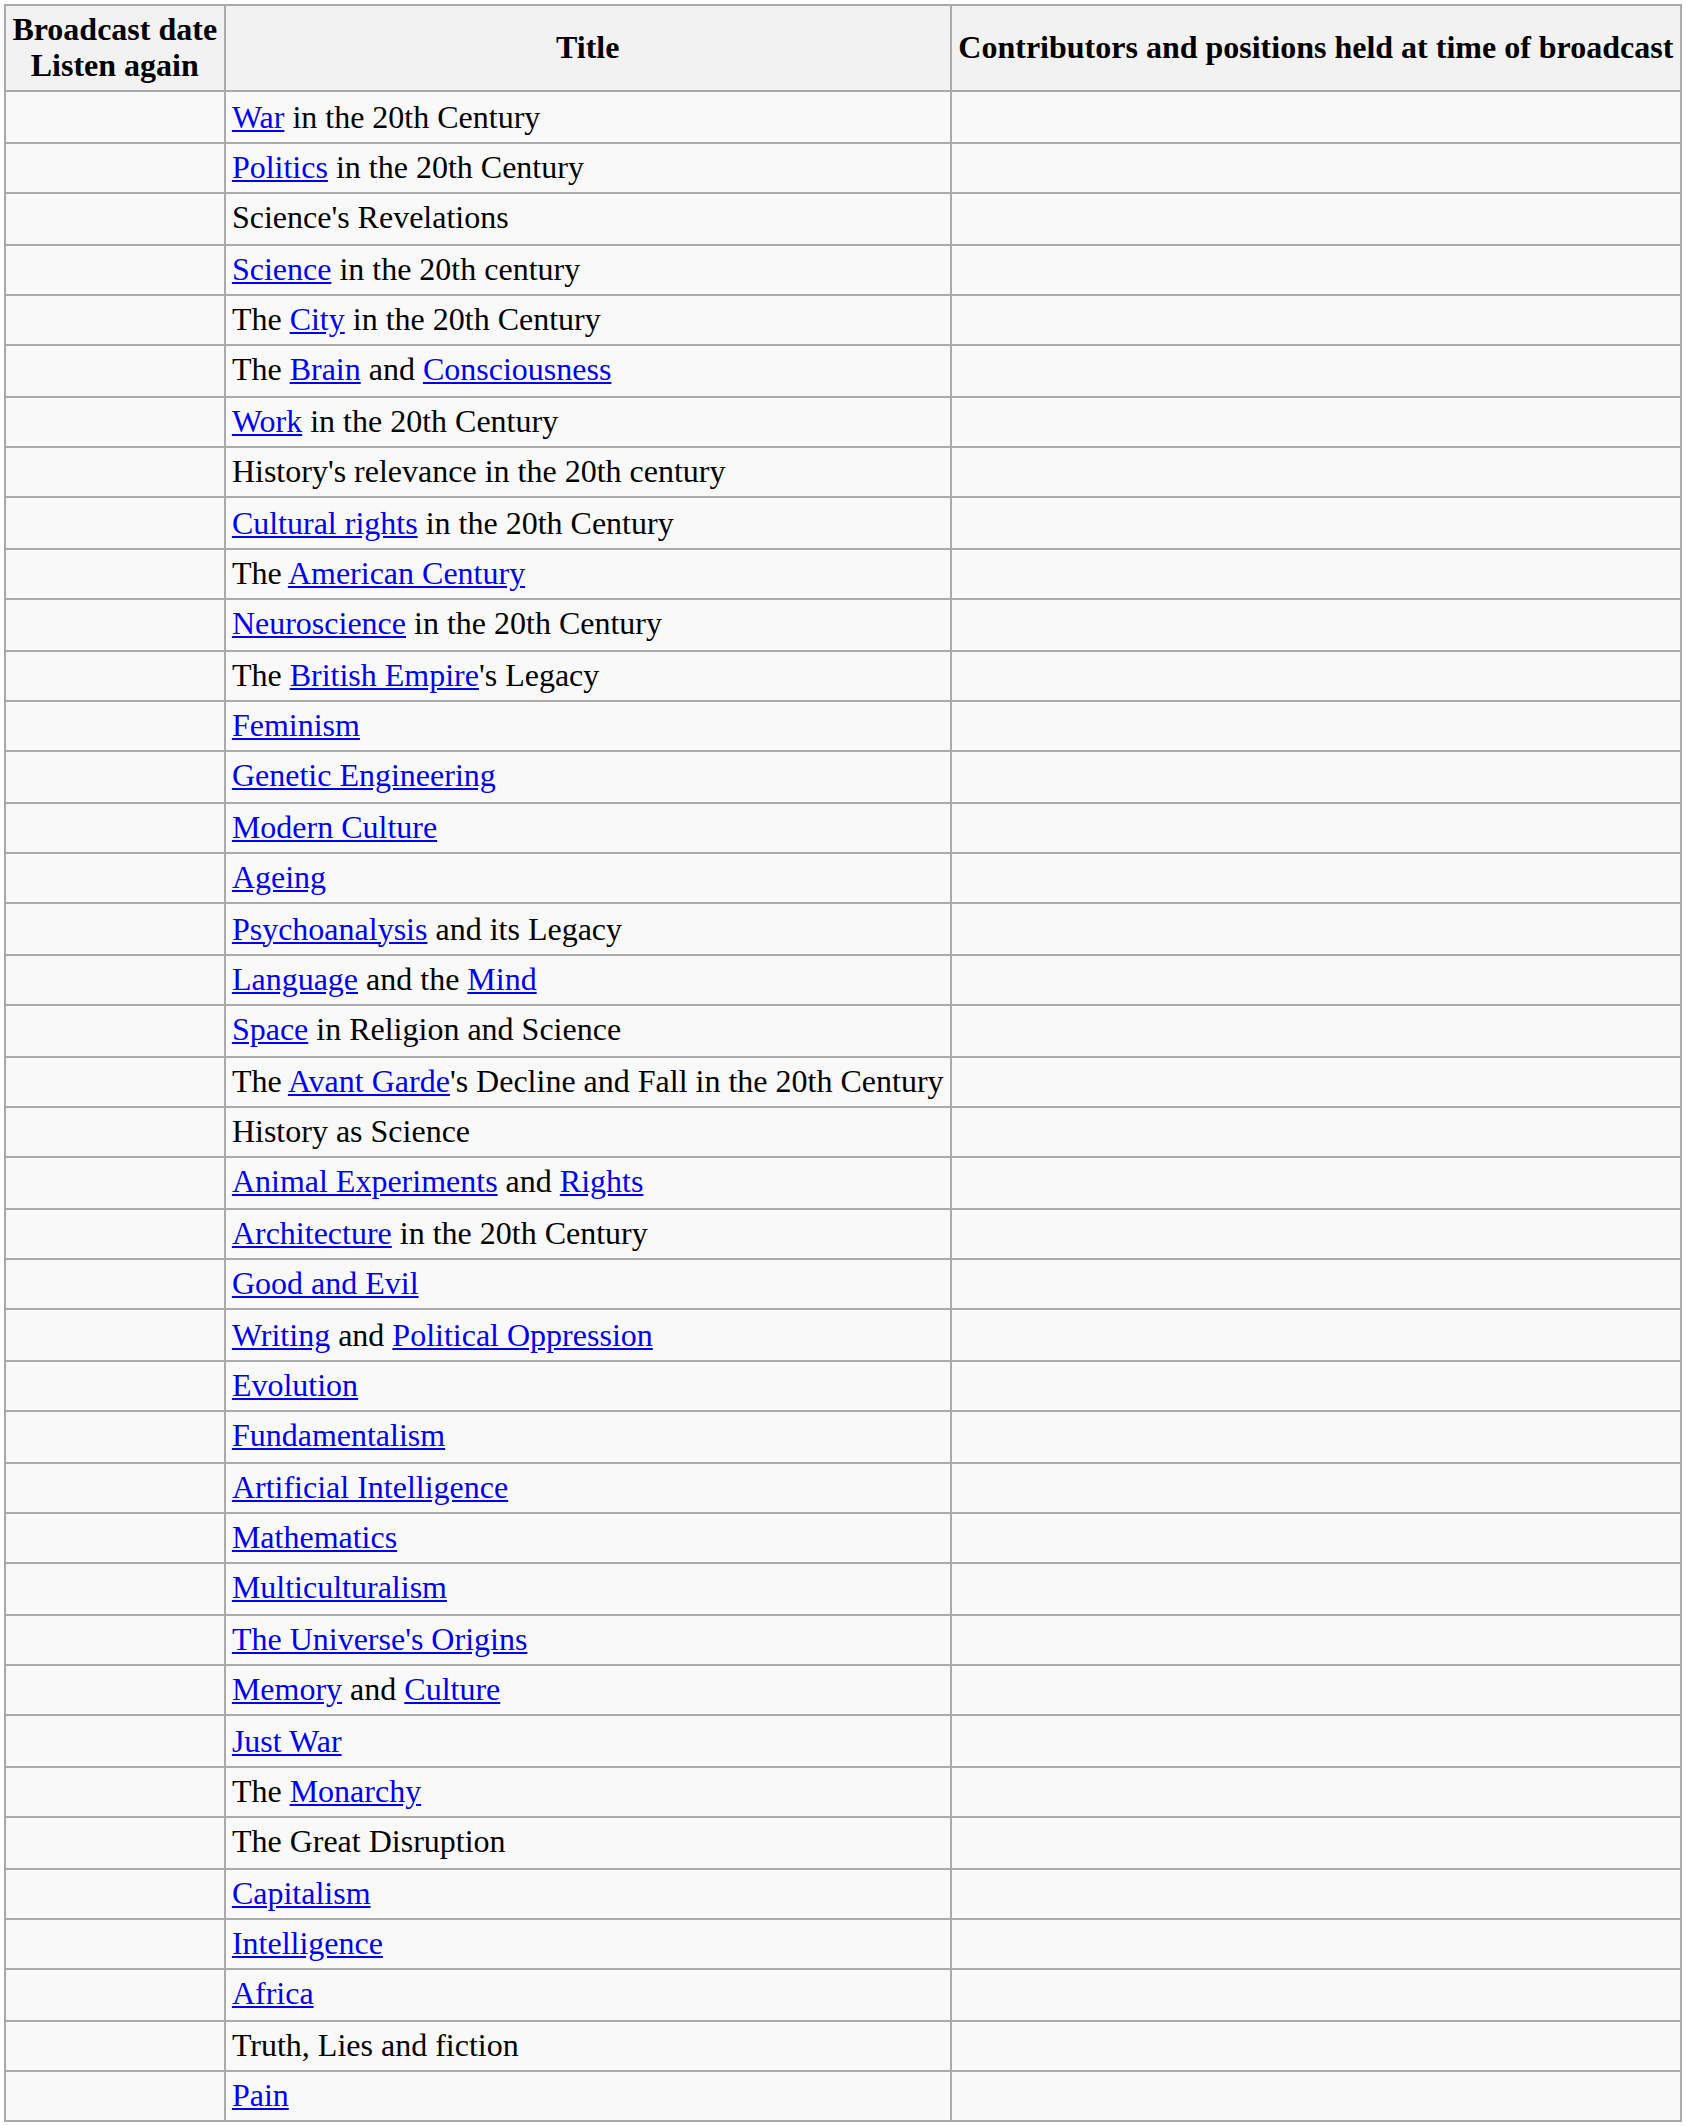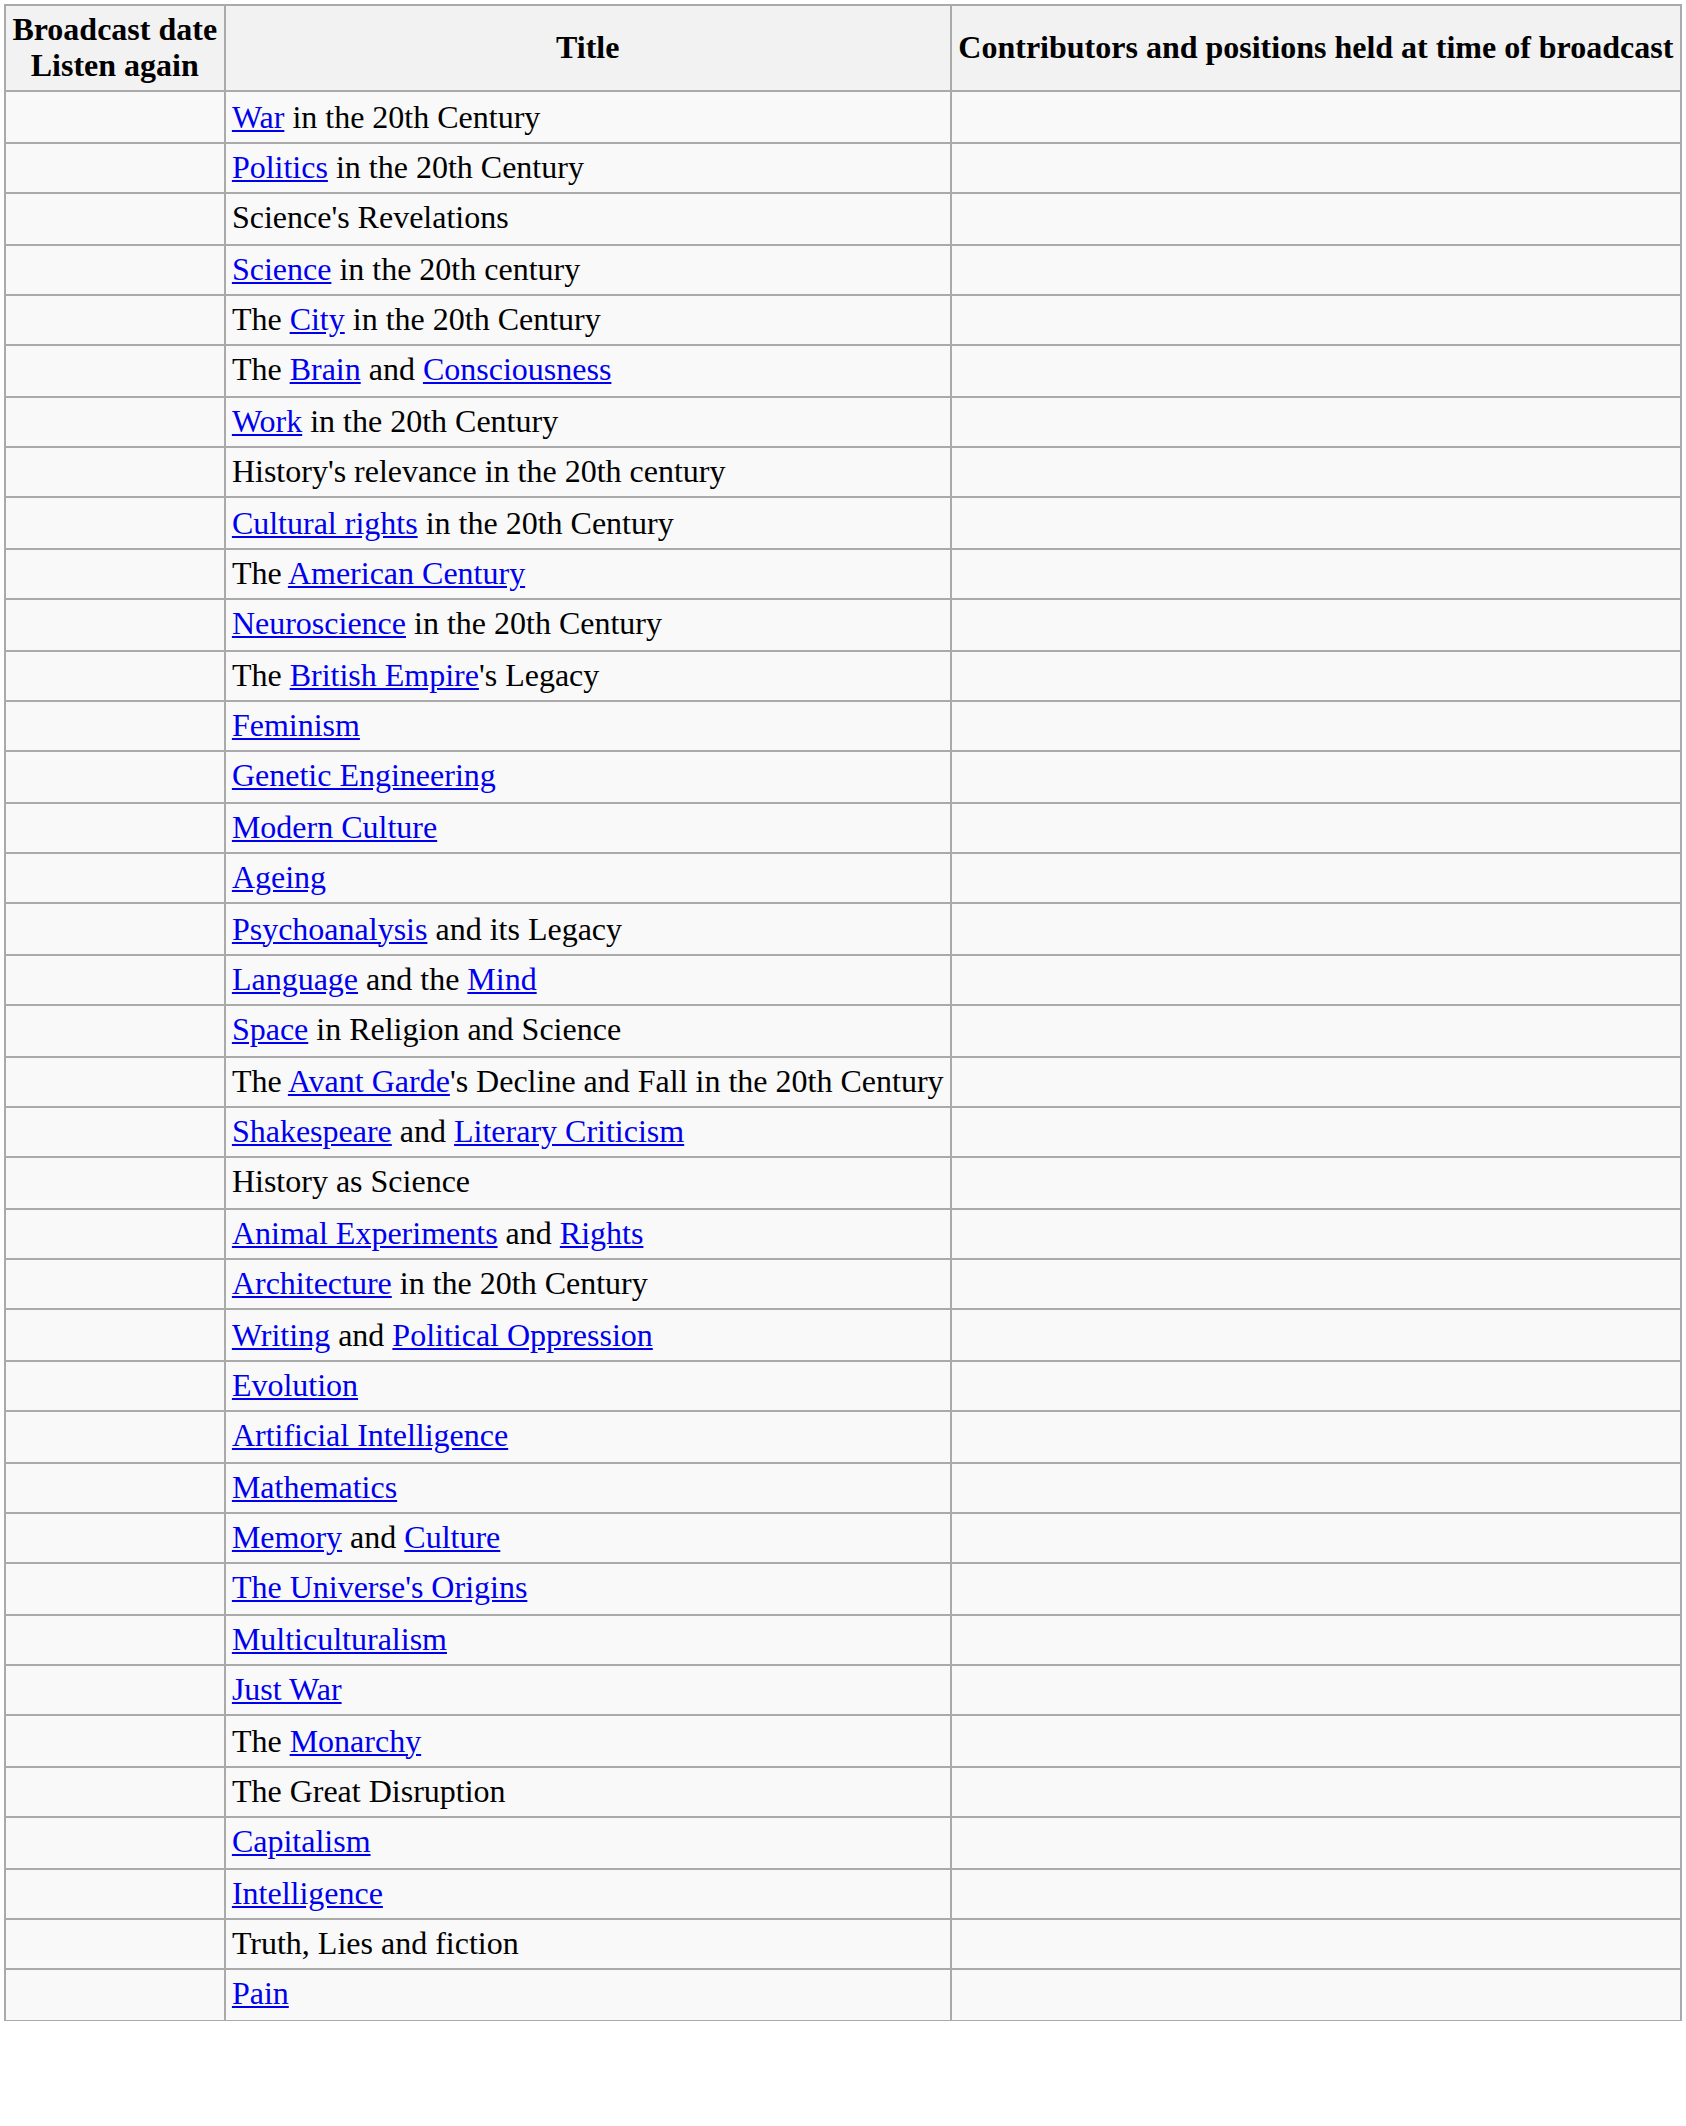+ row: (458, 1131)
- row: (325, 1283)
- row: (339, 1436)
rows swapped: (339, 1588) <-> (366, 1689)
- row: (273, 1994)
